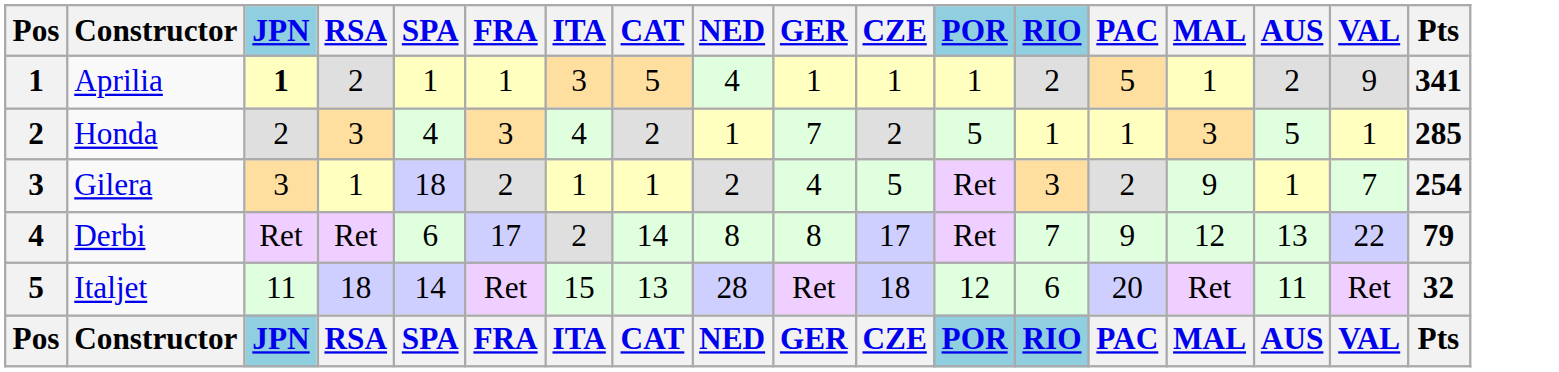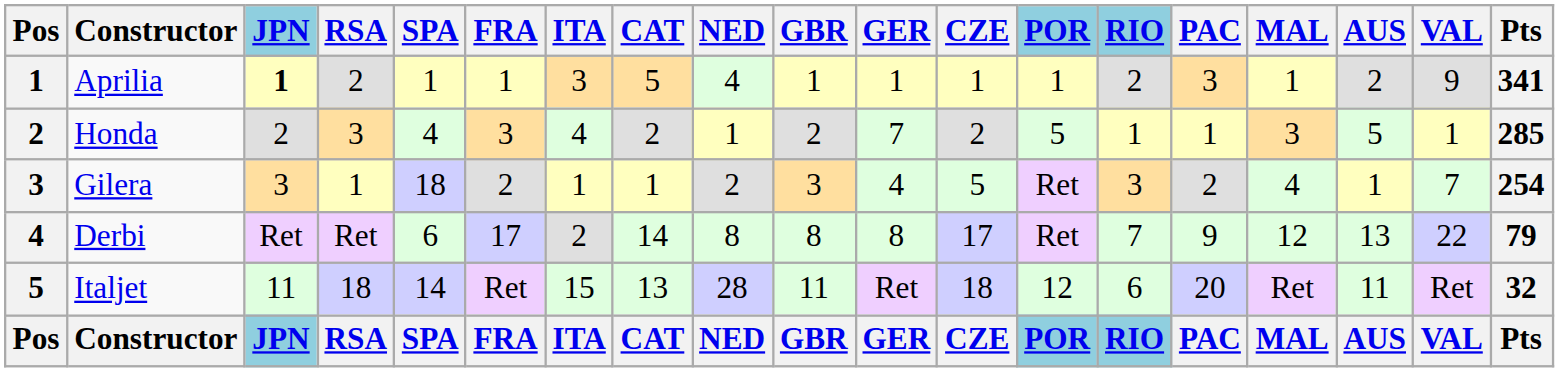+ column: (814, 29)
(1127, 81) 5 -> (1210, 81) 3
(1210, 184) 9 -> (1292, 184) 4
